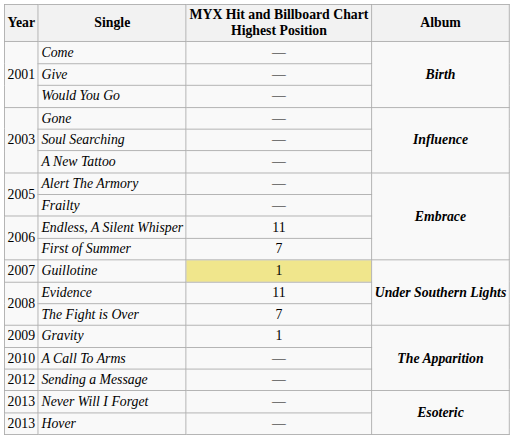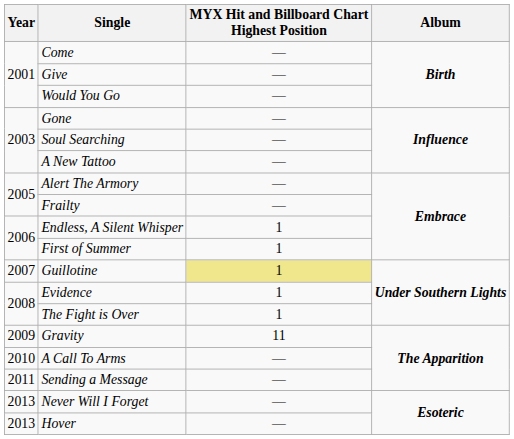(279, 227) 11 -> (279, 227) 1
(279, 249) 7 -> (279, 249) 1
(279, 292) 11 -> (279, 292) 1
(279, 314) 7 -> (279, 314) 1
(279, 336) 1 -> (279, 336) 11
(21, 380) 2012 -> (21, 380) 2011
